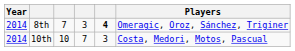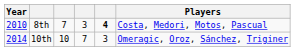(17, 25) 2014 -> (17, 25) 2010
(203, 25) Omeragic, Oroz, Sánchez, Triginer -> (193, 25) Costa, Medori, Motos, Pascual
(193, 39) Costa, Medori, Motos, Pascual -> (203, 39) Omeragic, Oroz, Sánchez, Triginer
